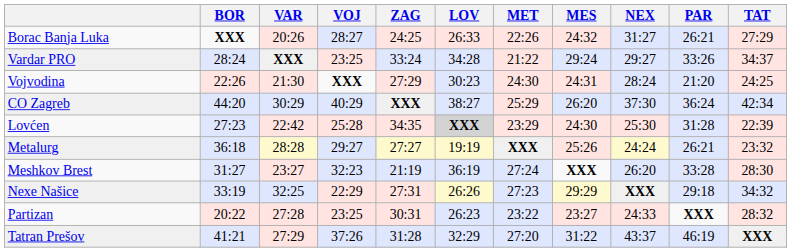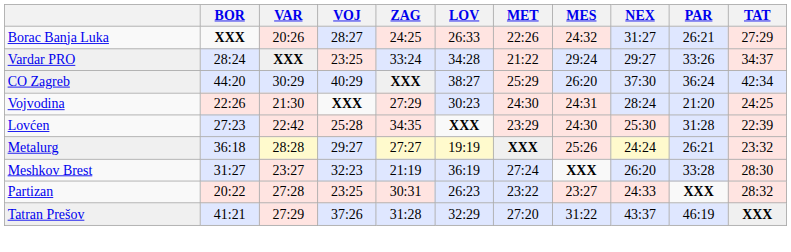rows swapped: (36, 81) <-> (39, 103)
(464, 125) lightgrey background -> (464, 125) no background
- row: (43, 192)
